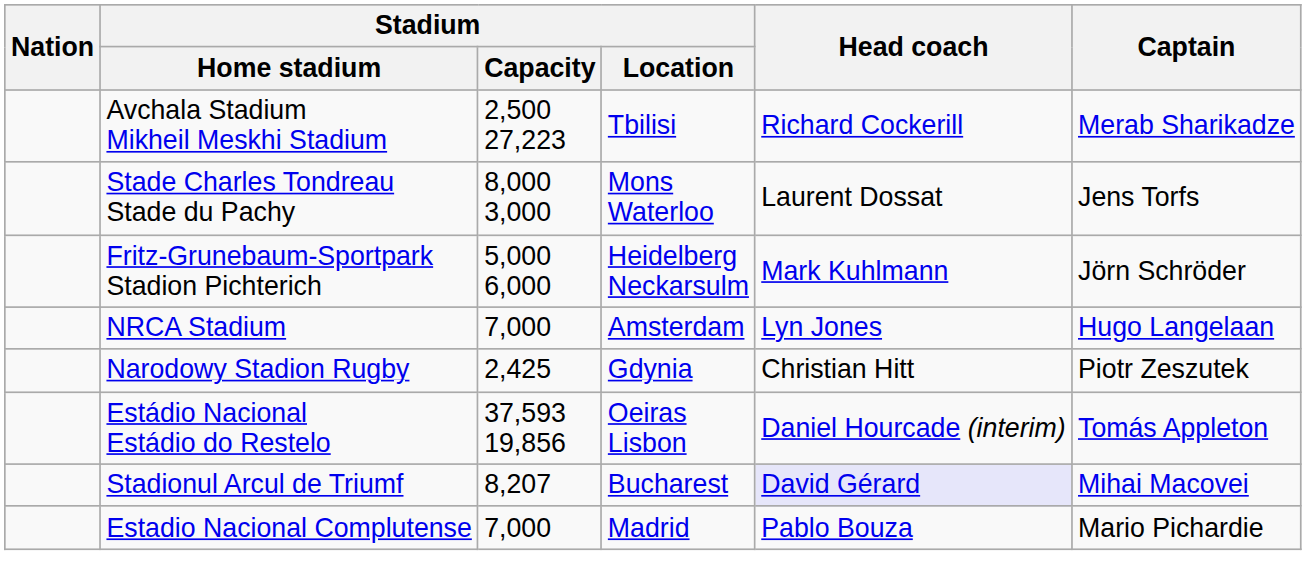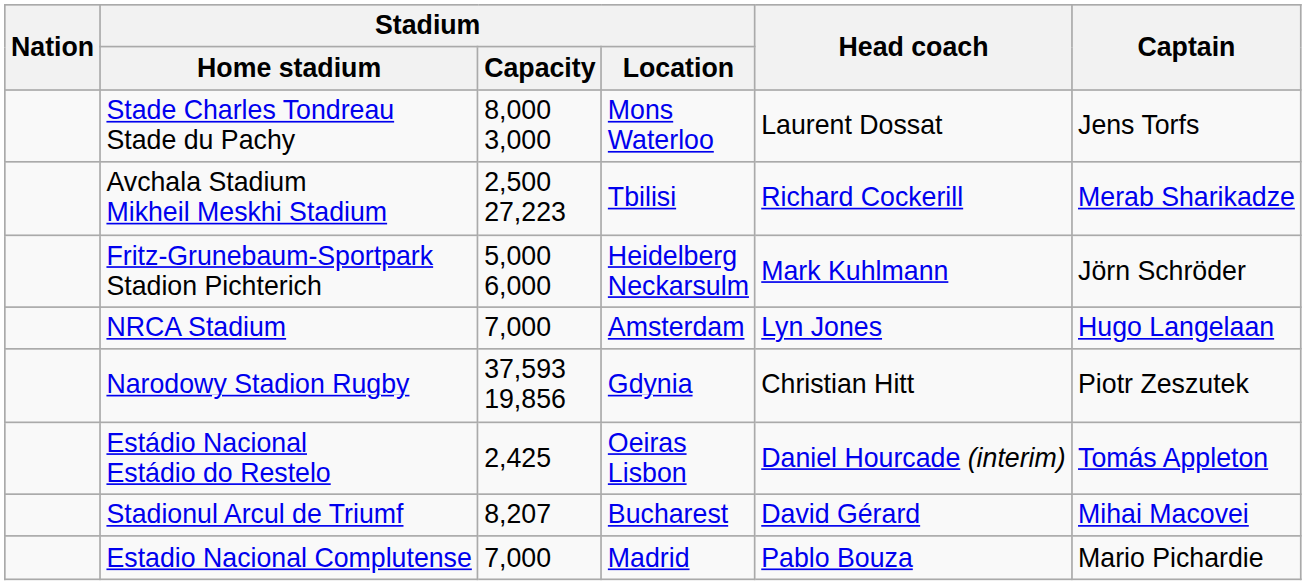rows swapped: (250, 197) <-> (247, 125)
(518, 370) 2,425 -> (525, 385) 37,593 19,856
(525, 427) 37,593 19,856 -> (518, 457) 2,425
(841, 484) lavender background -> (841, 514) no background
